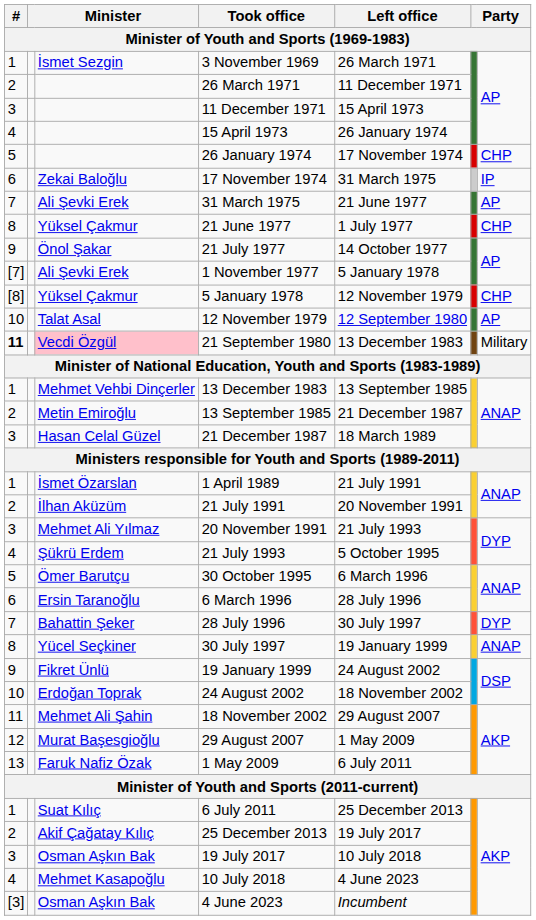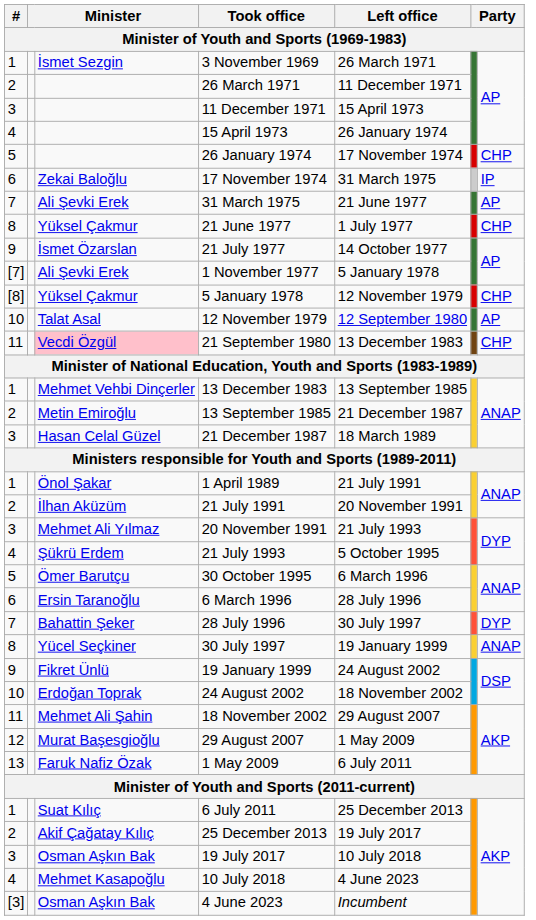(75, 249) Önol Şakar -> (87, 249) İsmet Özarslan
(16, 343) bold -> (15, 343) normal
(504, 343) Military -> (496, 343) CHP
(87, 483) İsmet Özarslan -> (75, 483) Önol Şakar
